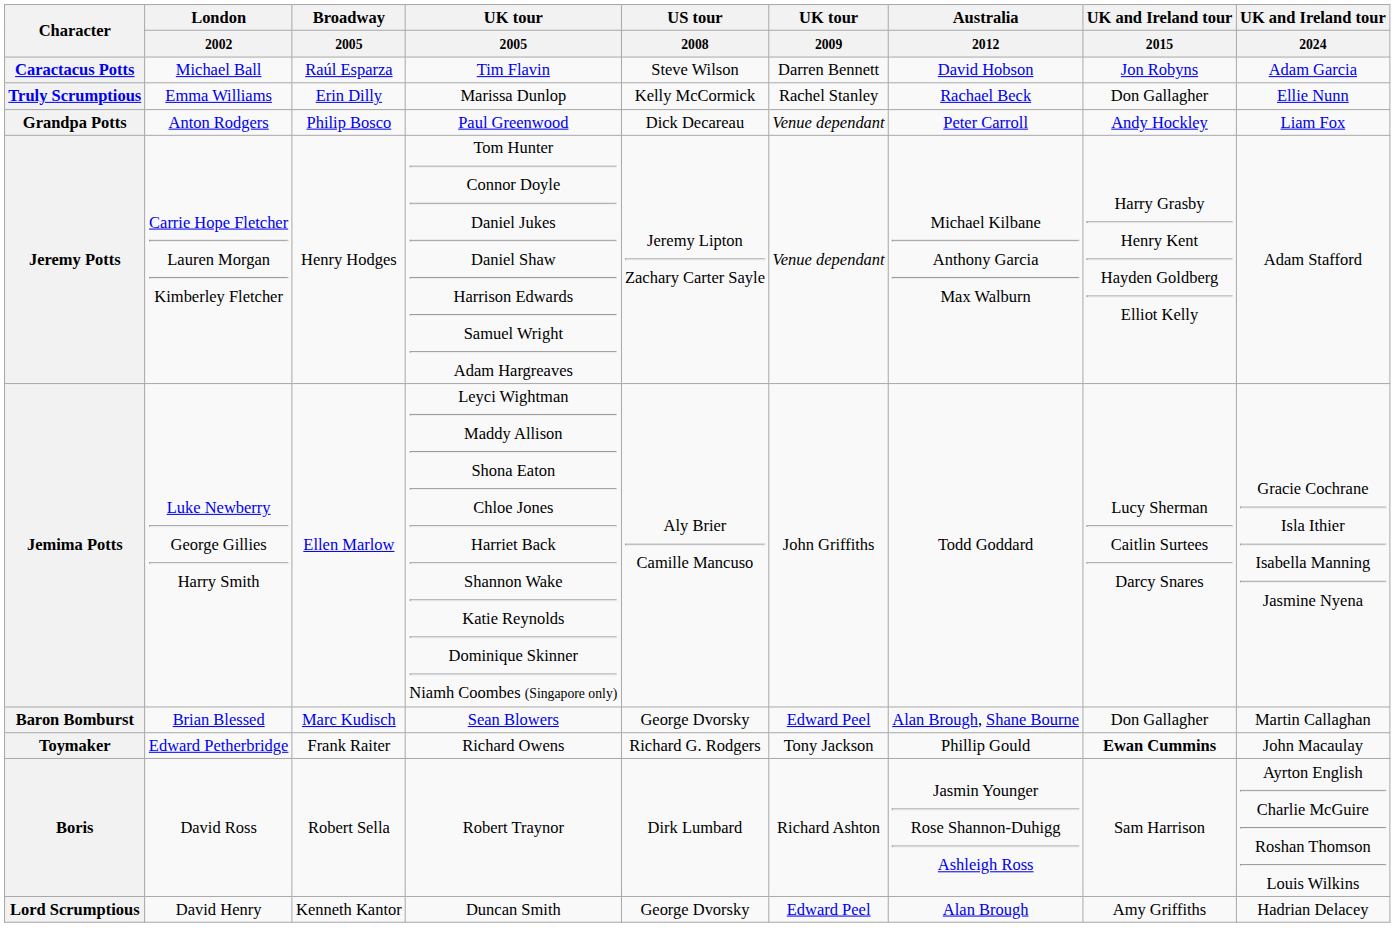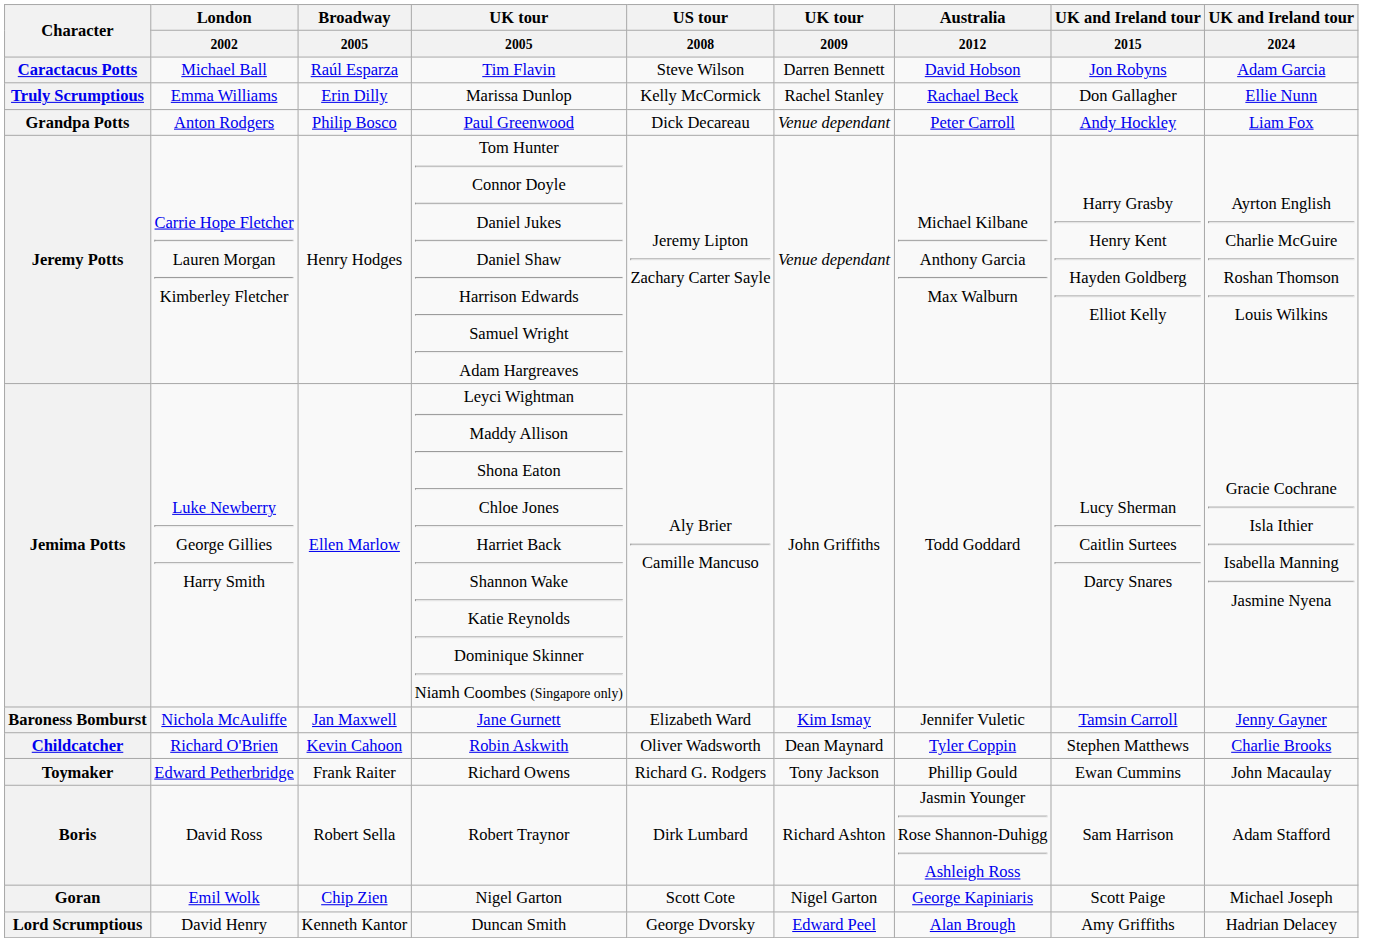(1313, 259) Adam Stafford -> (1281, 259) Ayrton English Charlie McGuire Roshan Thomson Louis Wilkins
- row: (75, 719)
+ row: (78, 719)
+ row: (78, 745)
(1159, 745) bold -> (1128, 771) normal
(1313, 827) Ayrton English Charlie McGuire Roshan Thomson Louis Wilkins -> (1281, 835) Adam Stafford
+ row: (78, 898)
